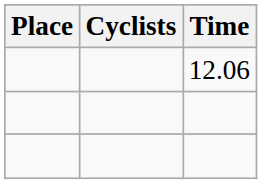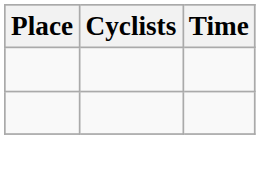- row: (42, 70)
